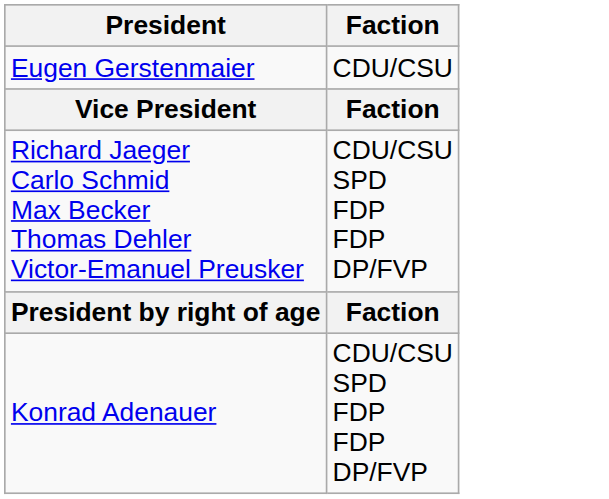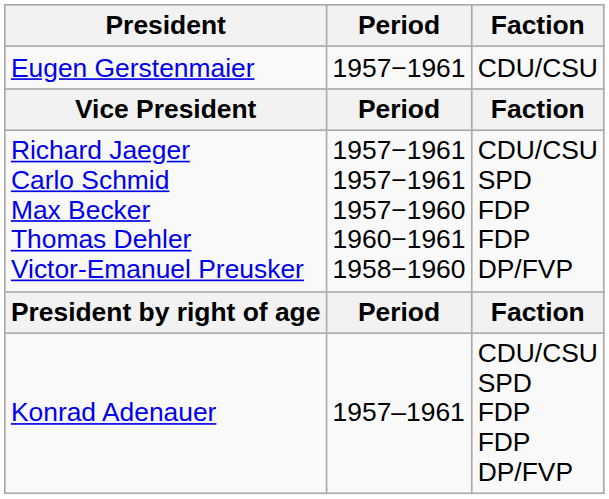+ column: (399, 25)
